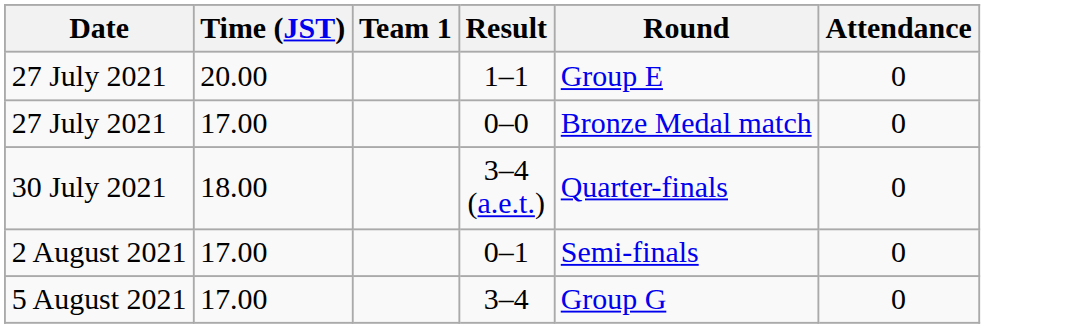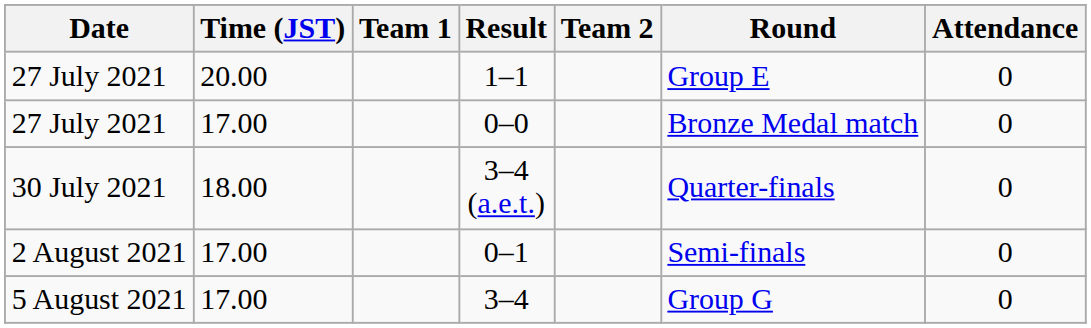+ column: (607, 28)
